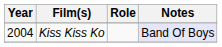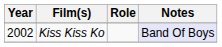(20, 32) 2004 -> (20, 32) 2002
